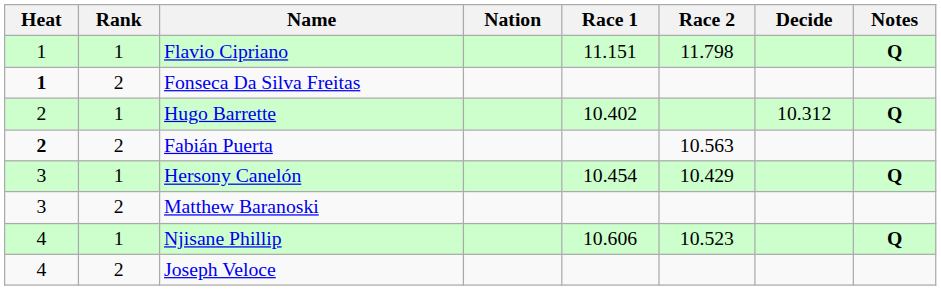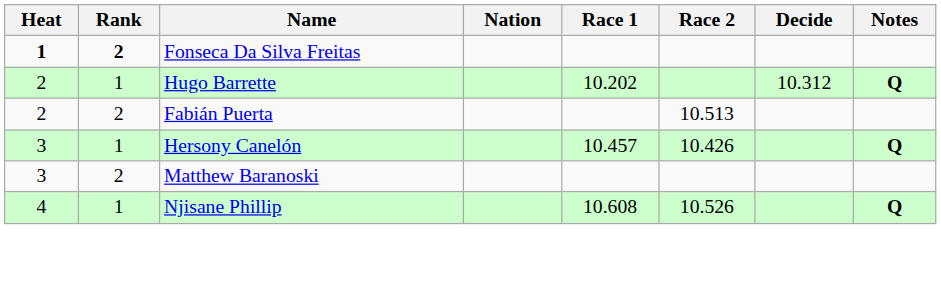- row: (226, 51)
(119, 82) normal -> (119, 51) bold
(610, 113) 10.402 -> (610, 82) 10.202
(41, 144) bold -> (41, 113) normal
(707, 144) 10.563 -> (707, 113) 10.513
(610, 176) 10.454 -> (610, 144) 10.457
(707, 176) 10.429 -> (707, 144) 10.426
(610, 238) 10.606 -> (610, 207) 10.608
(707, 238) 10.523 -> (707, 207) 10.526
- row: (220, 269)
